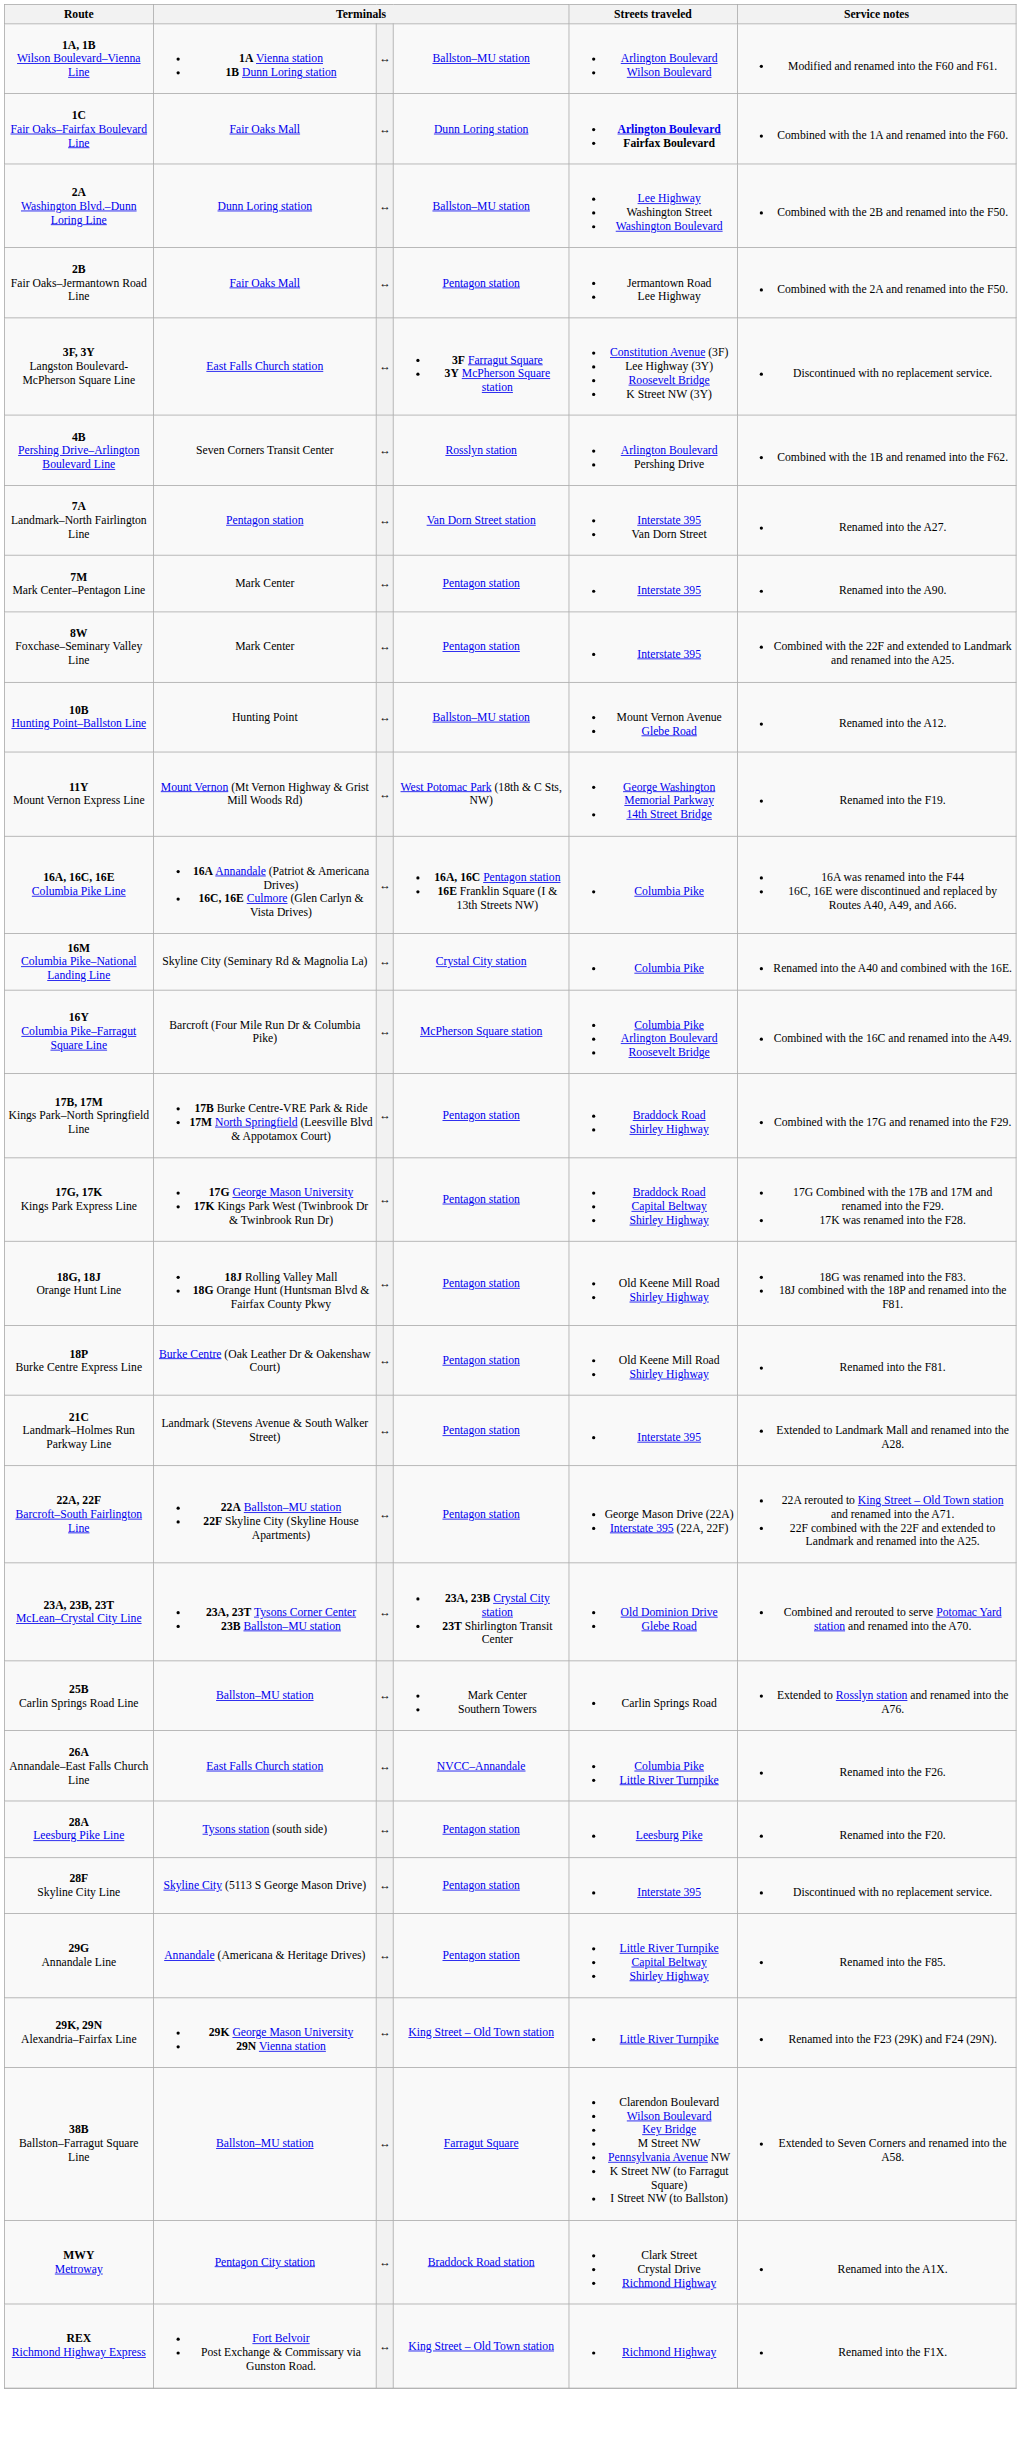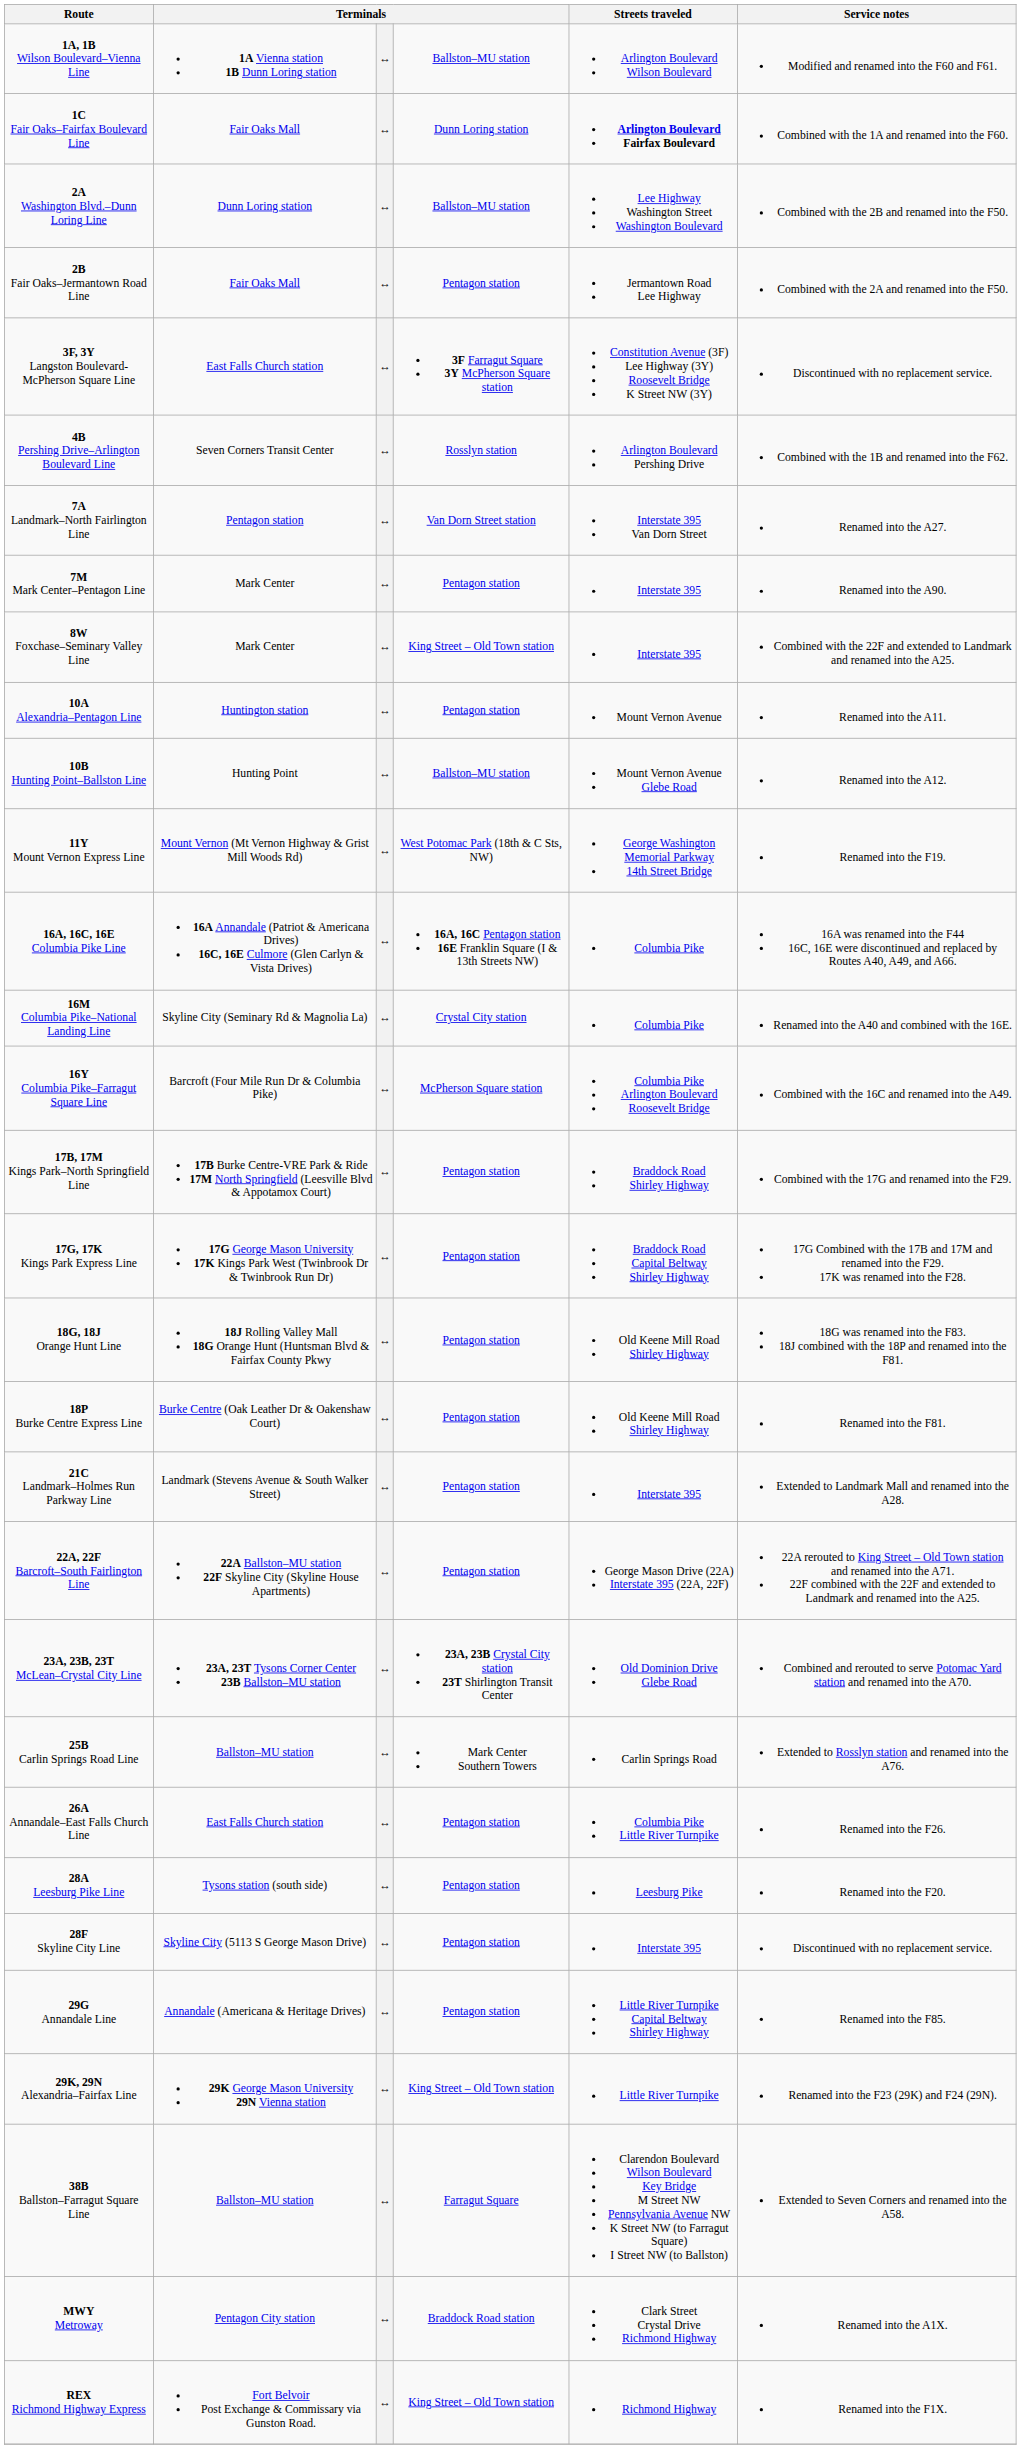(481, 647) Pentagon station -> (481, 647) King Street – Old Town station
+ row: (79, 710)
(481, 1766) NVCC–Annandale -> (481, 1822) Pentagon station
